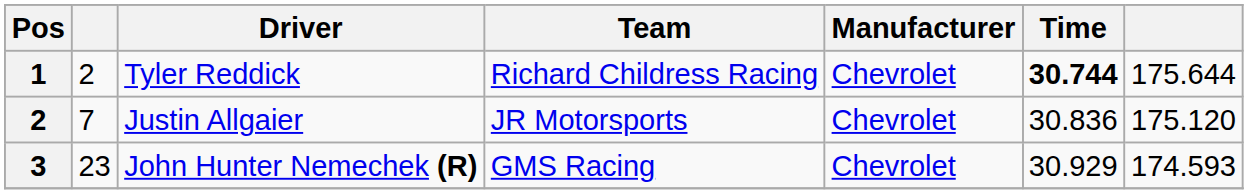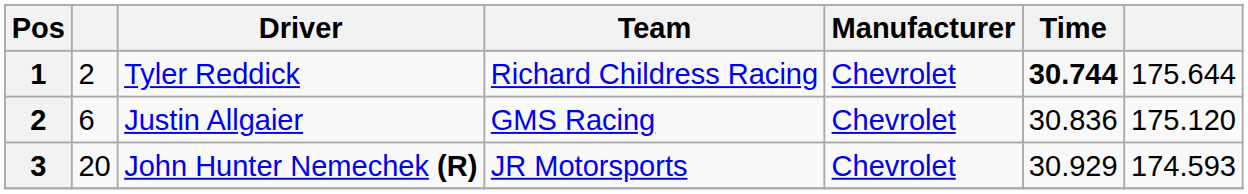(86, 120) 7 -> (86, 120) 6
(589, 120) JR Motorsports -> (573, 120) GMS Racing
(95, 166) 23 -> (95, 166) 20
(573, 166) GMS Racing -> (589, 166) JR Motorsports
